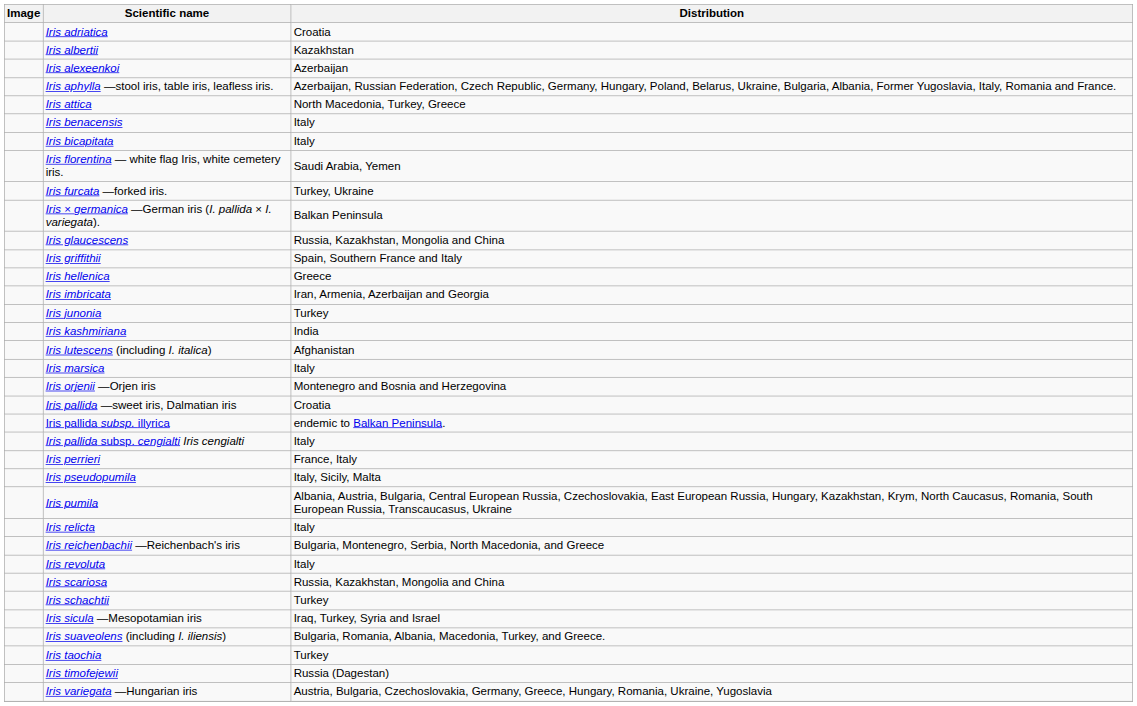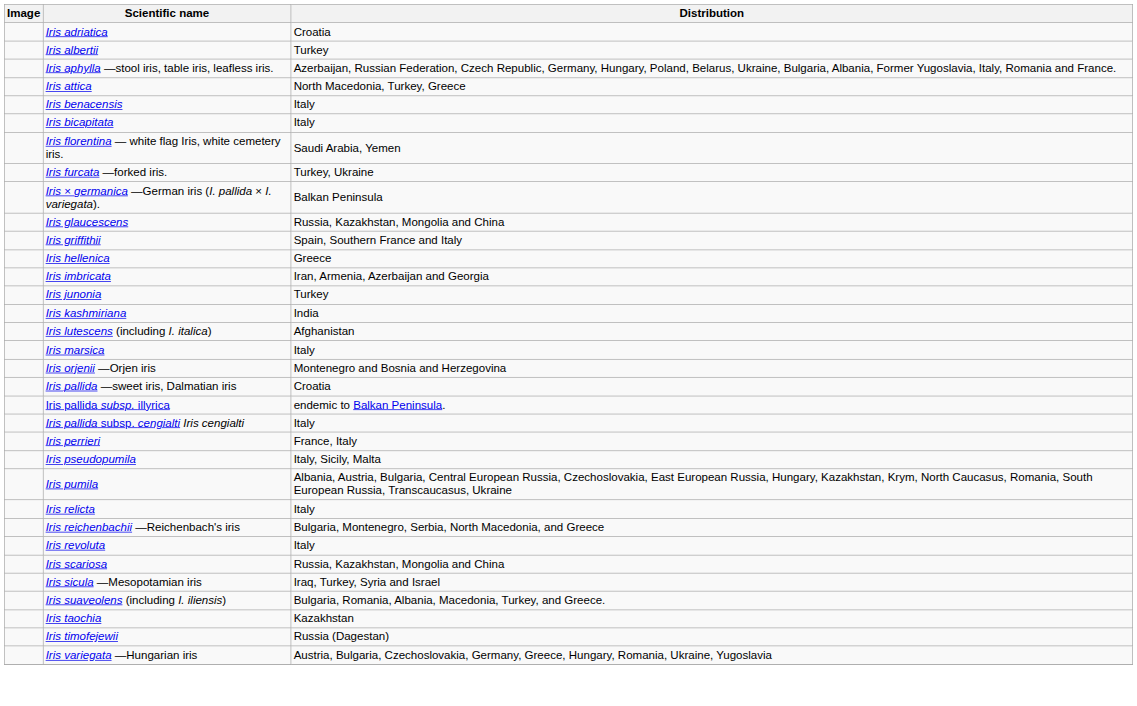(324, 50) Kazakhstan -> (311, 50) Turkey
- row: (82, 68)
- row: (77, 600)
(311, 655) Turkey -> (324, 618) Kazakhstan
